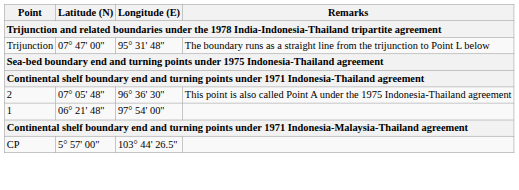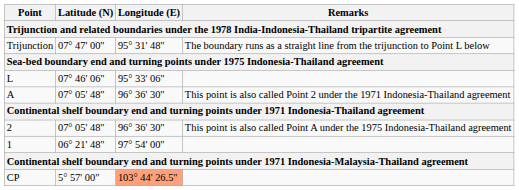+ row: (10, 78)
+ row: (10, 95)
(148, 144) no background -> (148, 177) lightsalmon background
